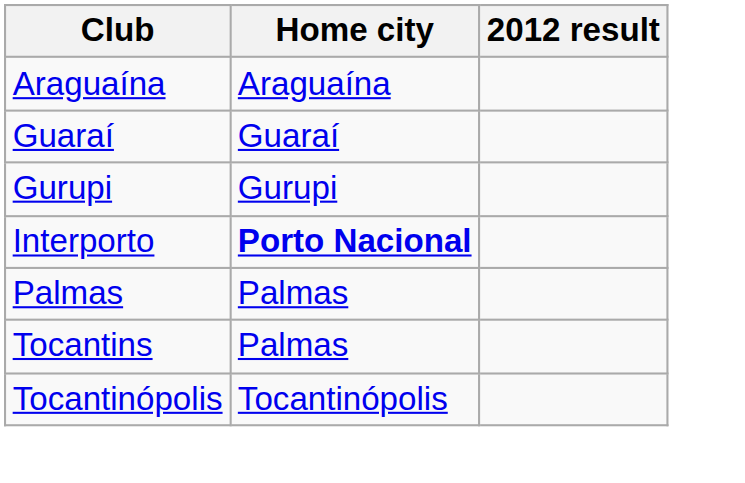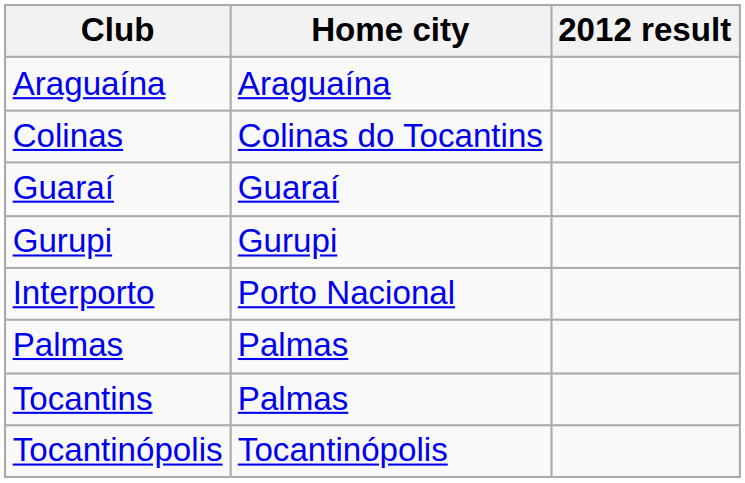+ row: (68, 135)
(355, 240) bold -> (346, 293) normal
